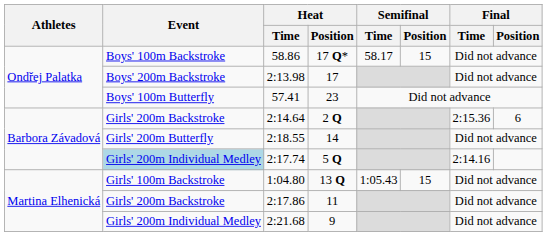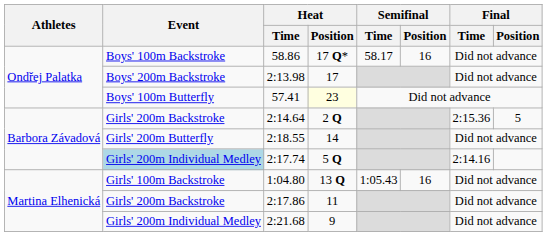(425, 56) 15 -> (425, 56) 16
(332, 97) no background -> (332, 97) lightyellow background
(518, 118) 6 -> (518, 118) 5
(425, 180) 15 -> (425, 180) 16
